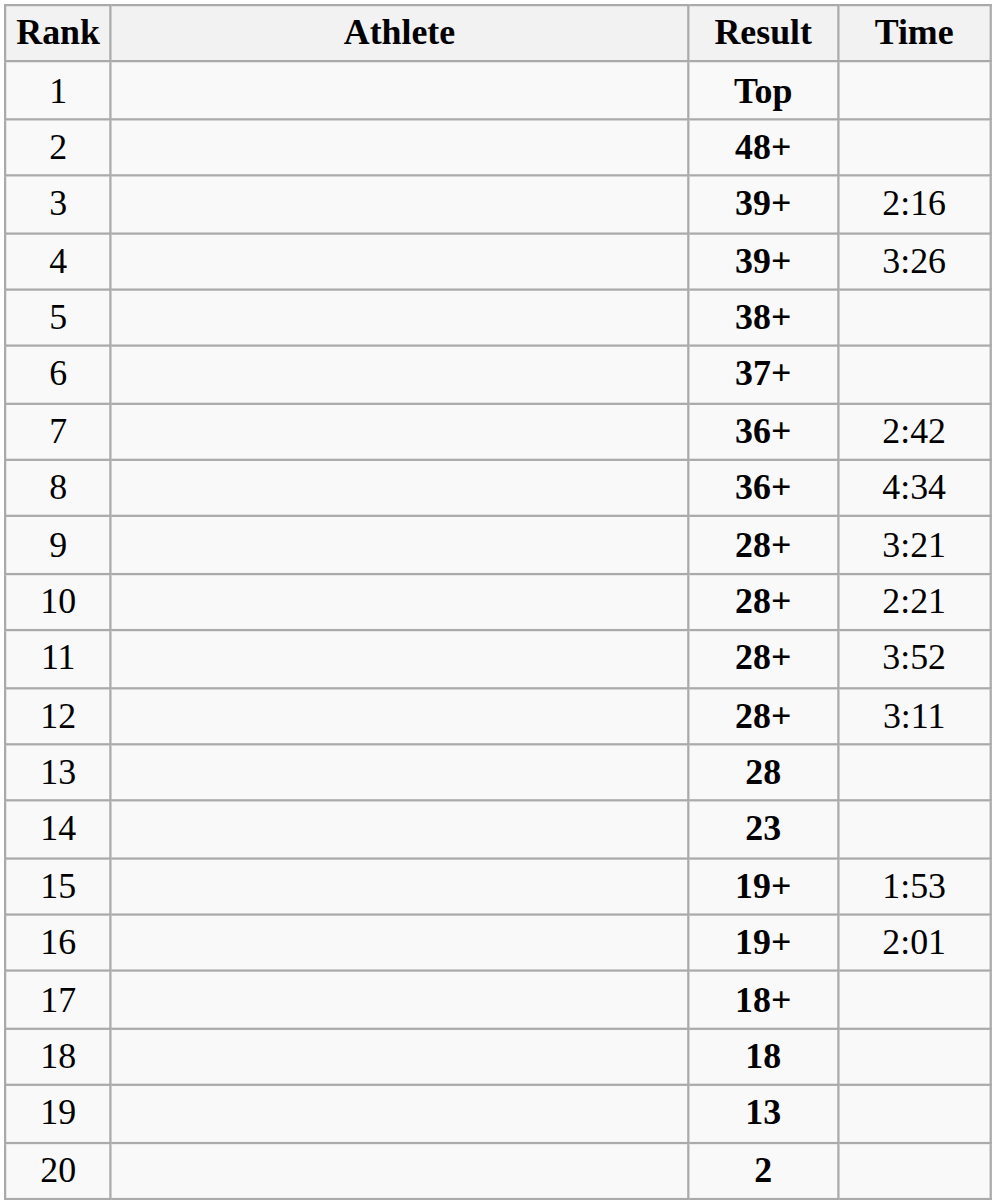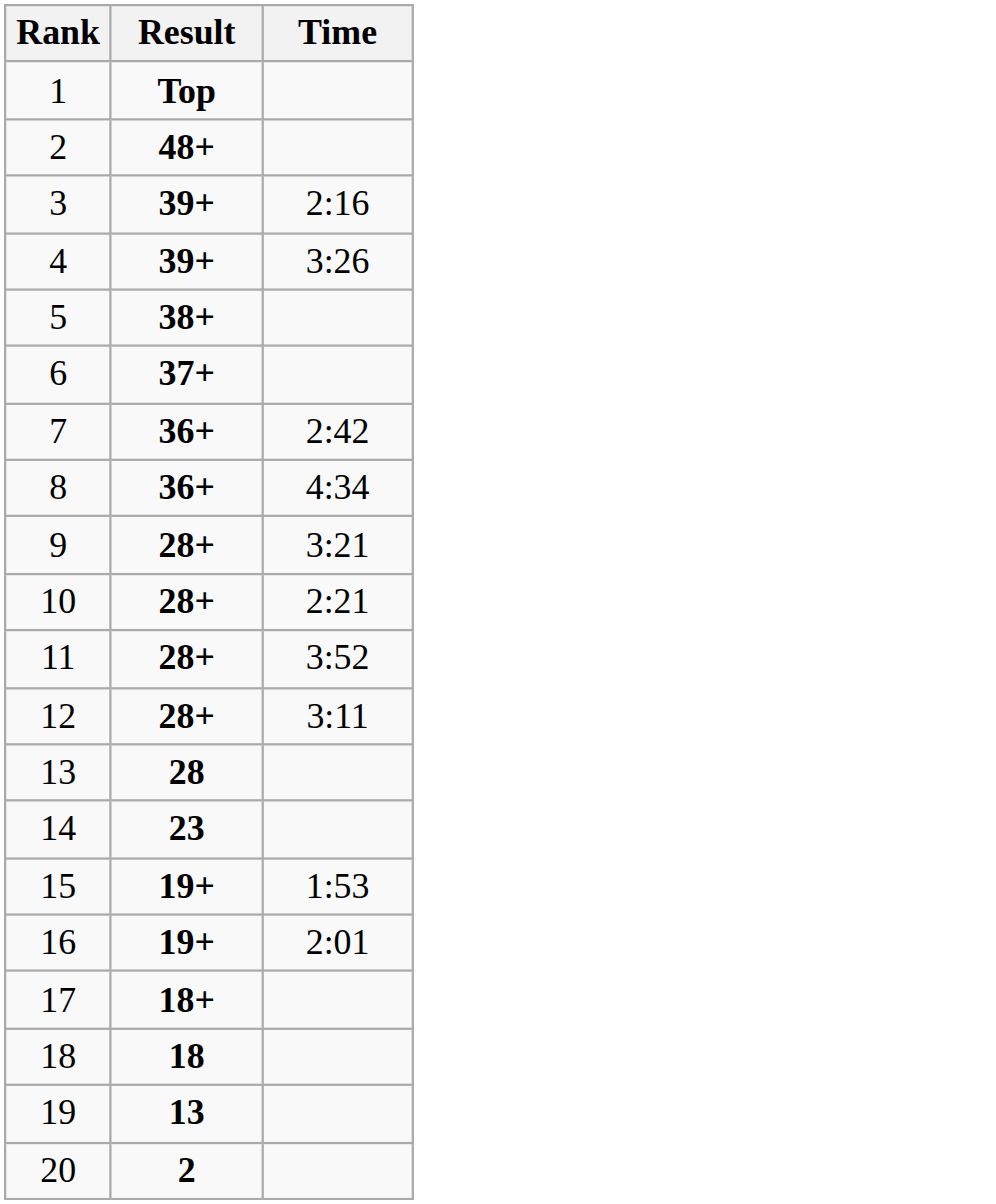- column: (399, 32)
